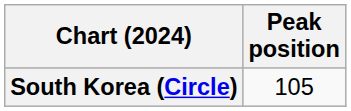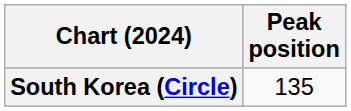(294, 86) 105 -> (294, 86) 135
